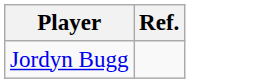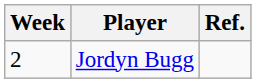+ column: (38, 22)
